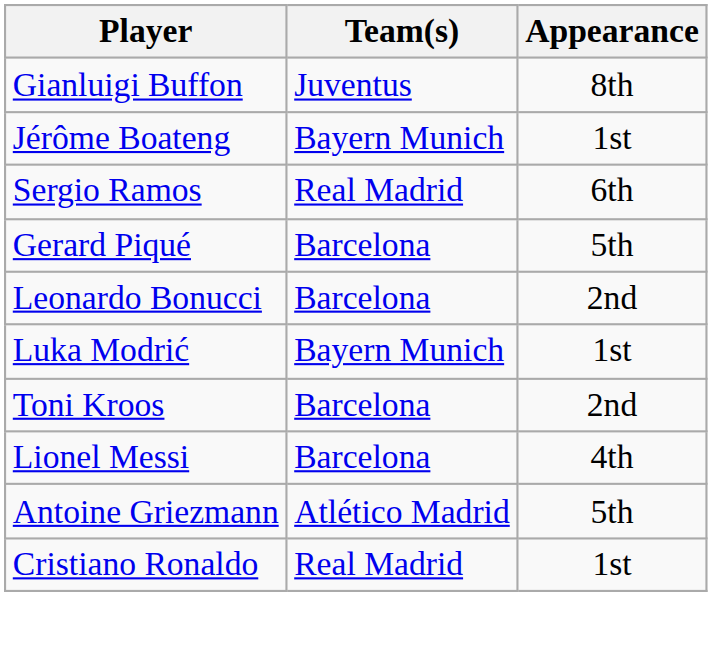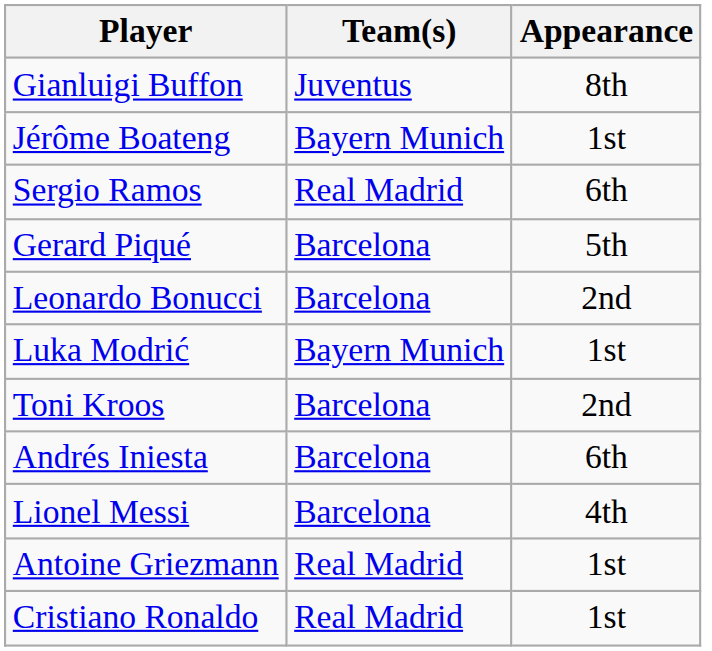+ row: (110, 457)
(402, 510) Atlético Madrid -> (379, 564) Real Madrid
(612, 510) 5th -> (606, 564) 1st
